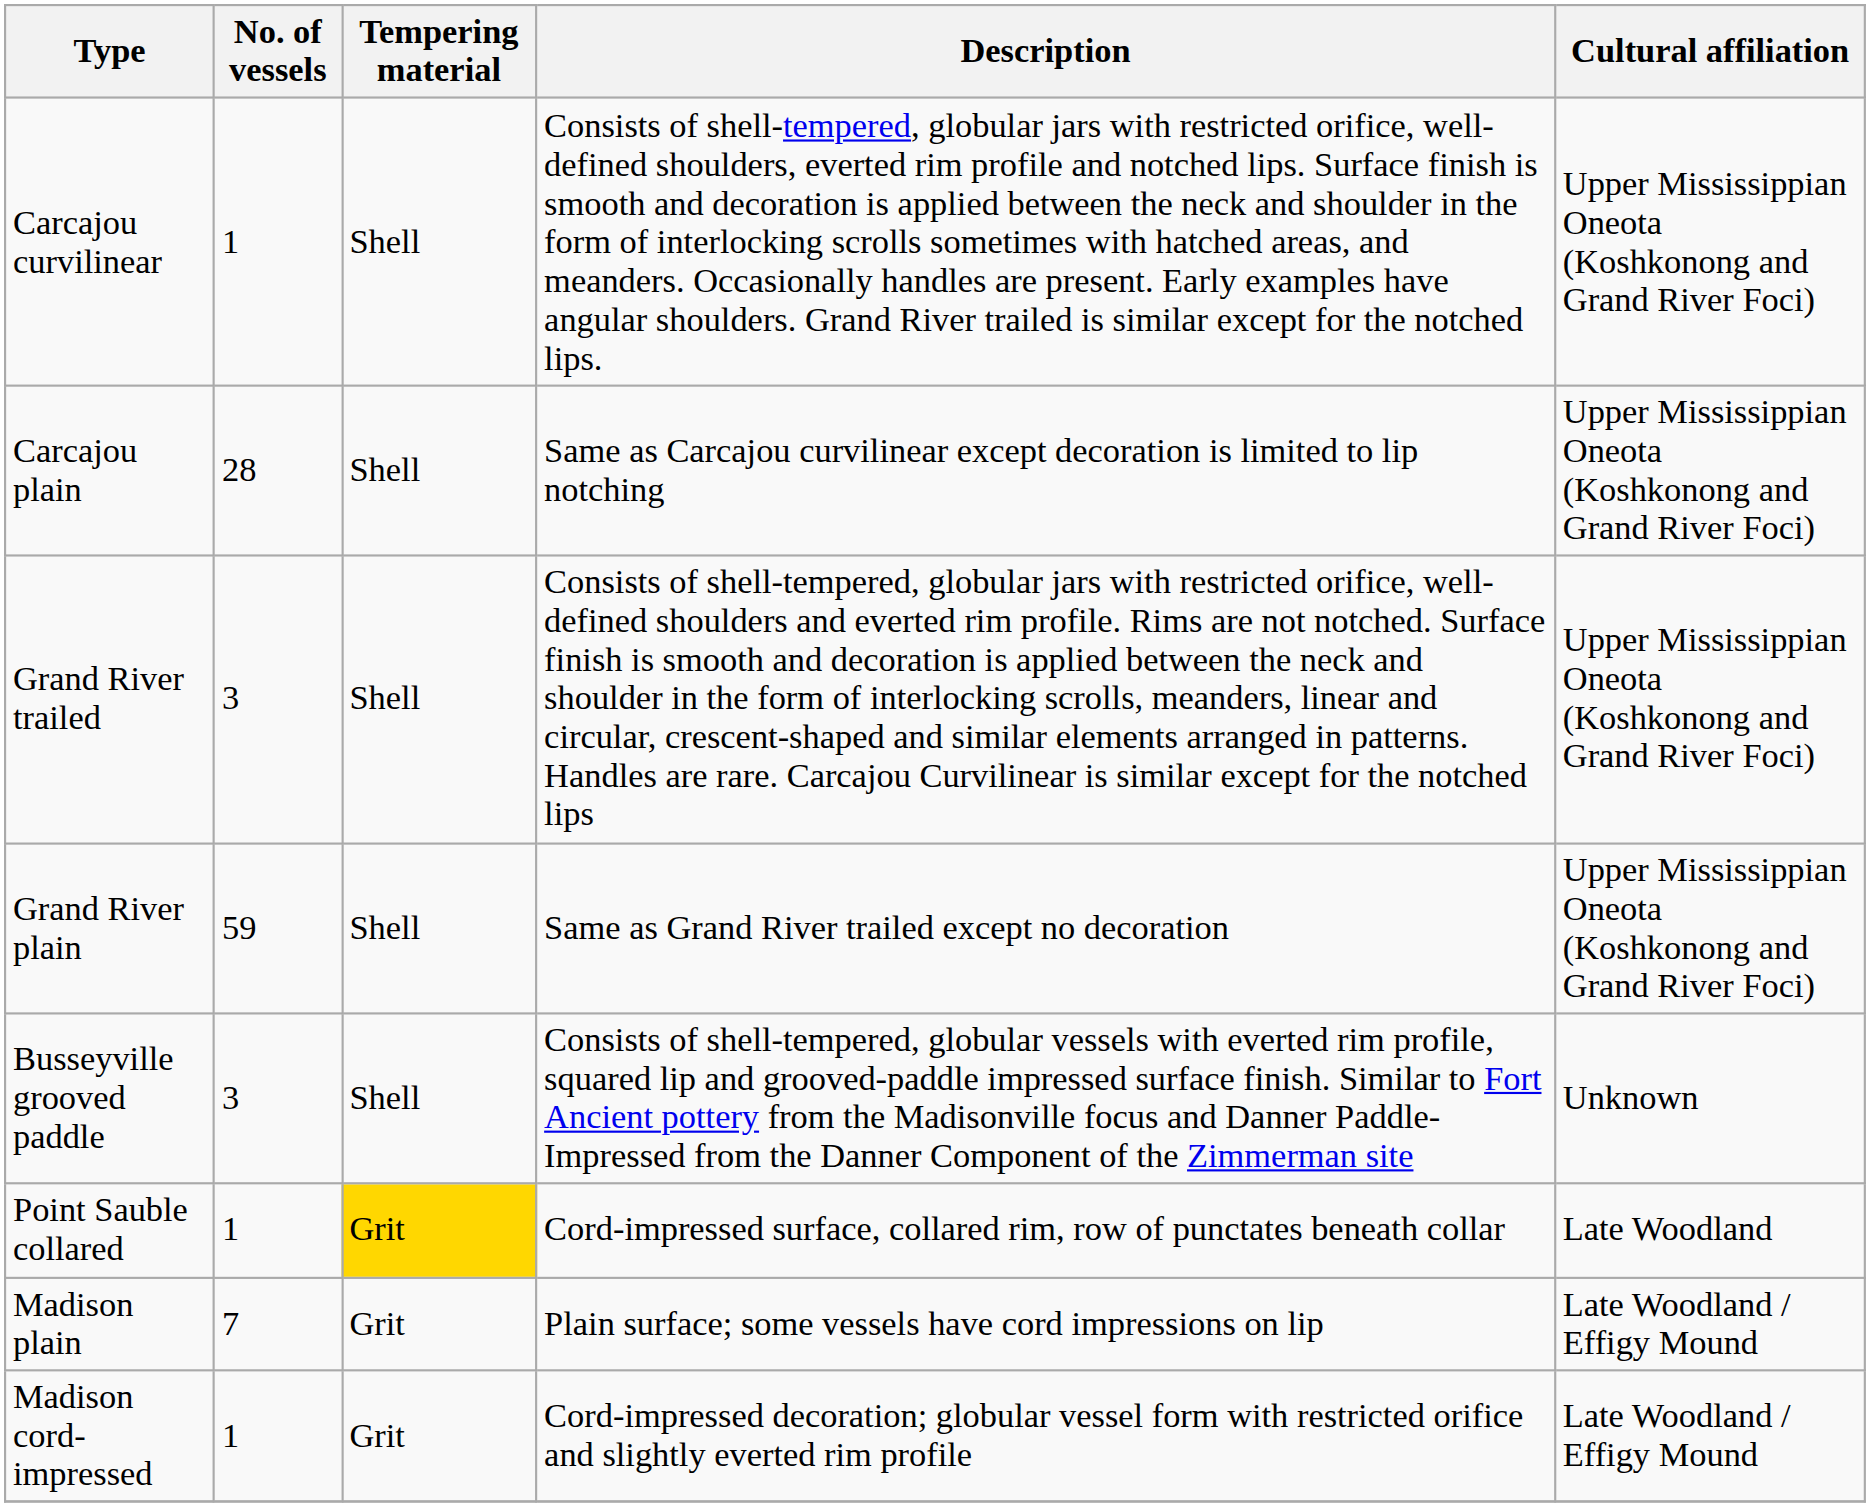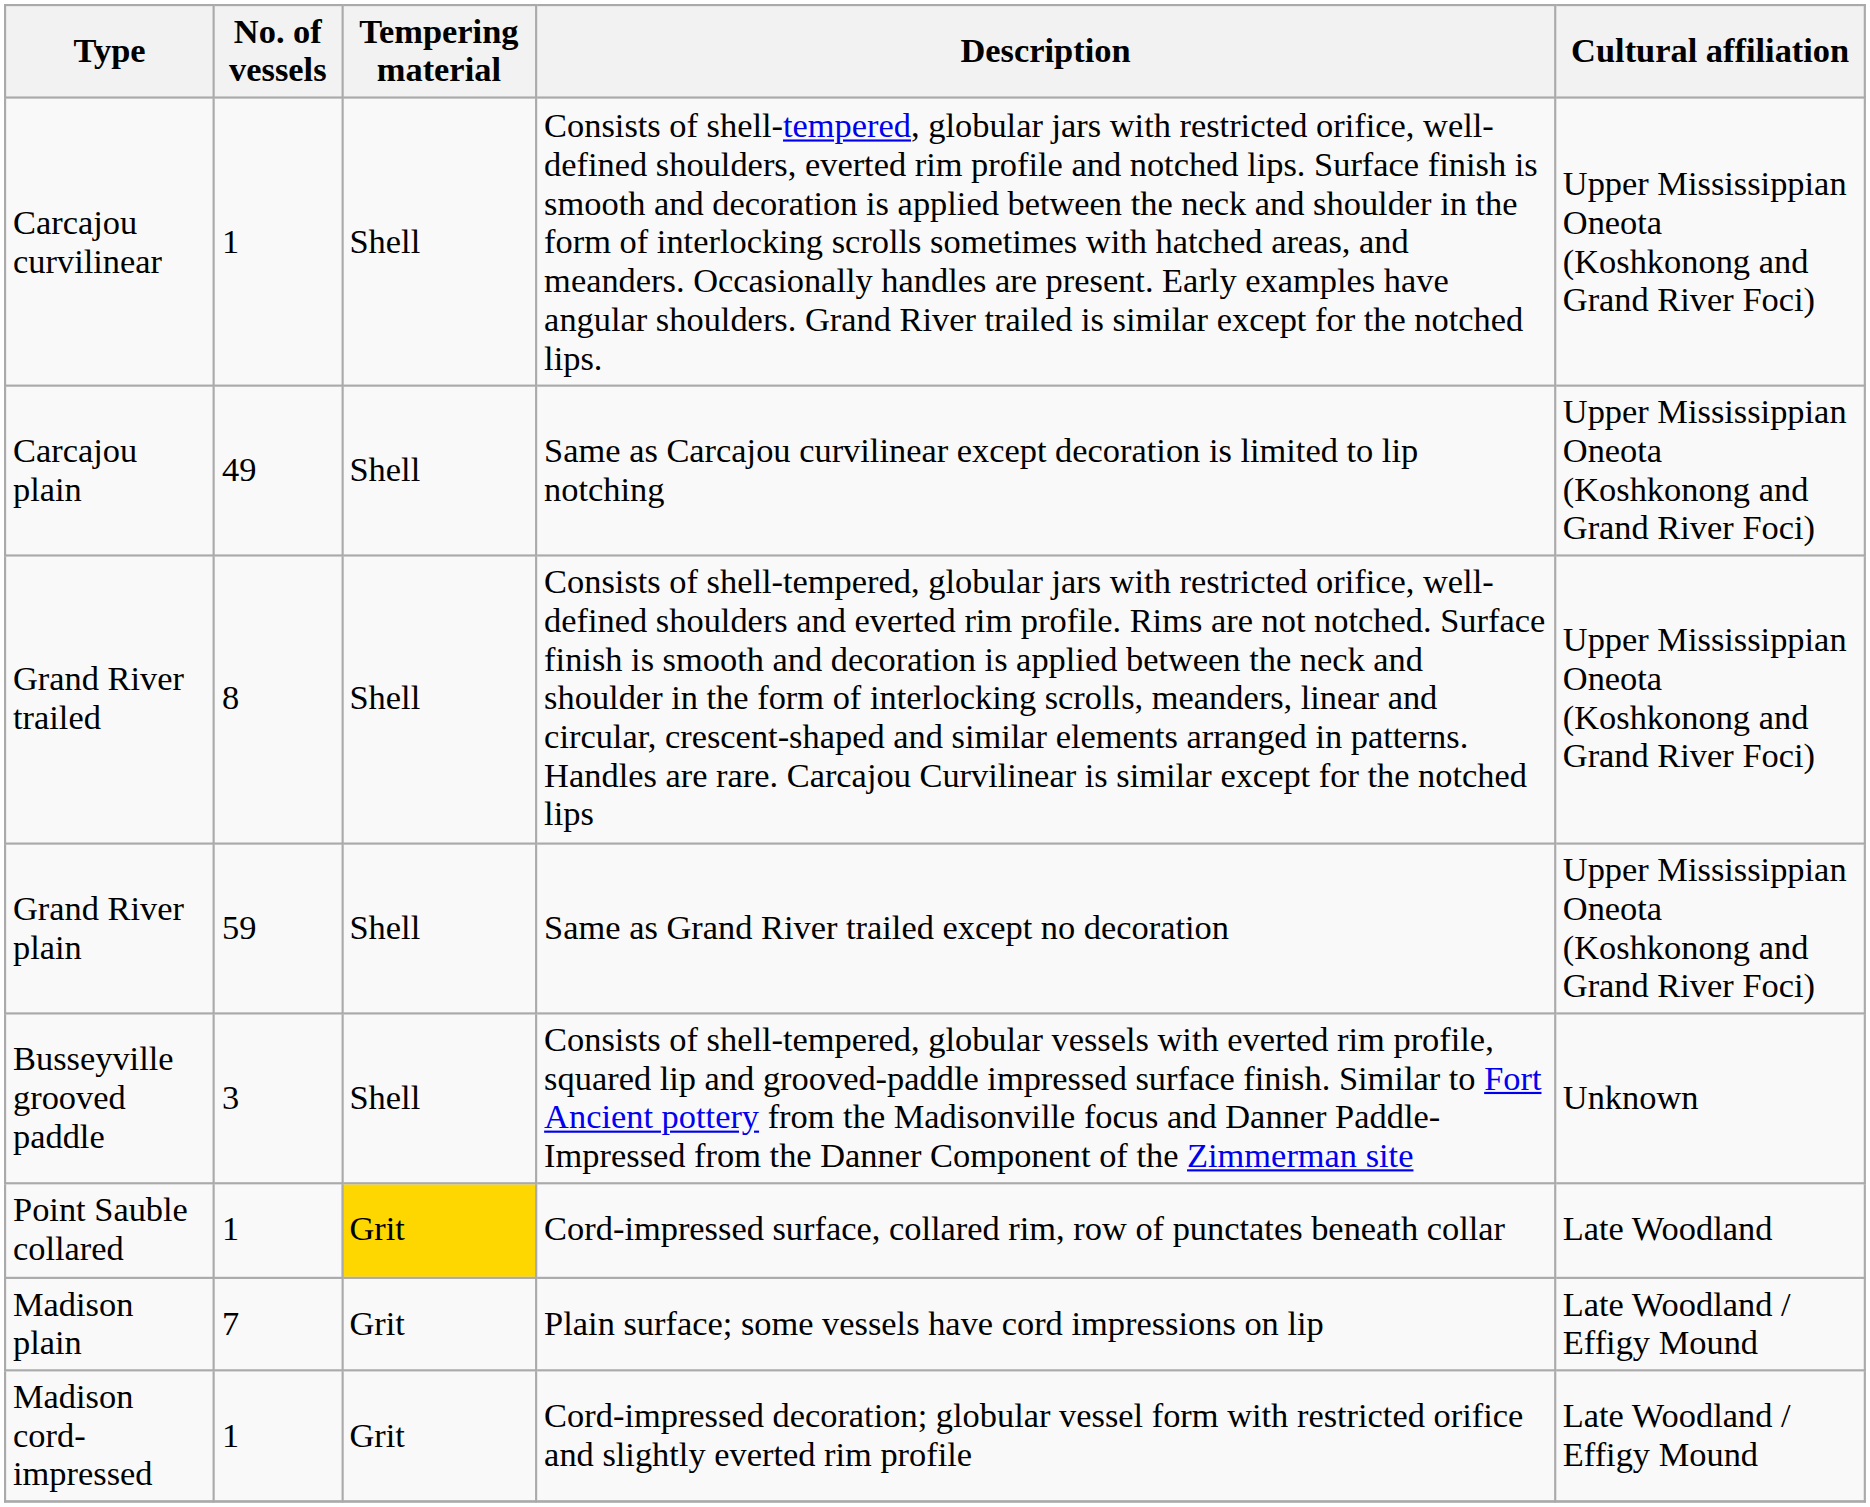(239, 469) 28 -> (239, 469) 49
(231, 698) 3 -> (231, 698) 8
